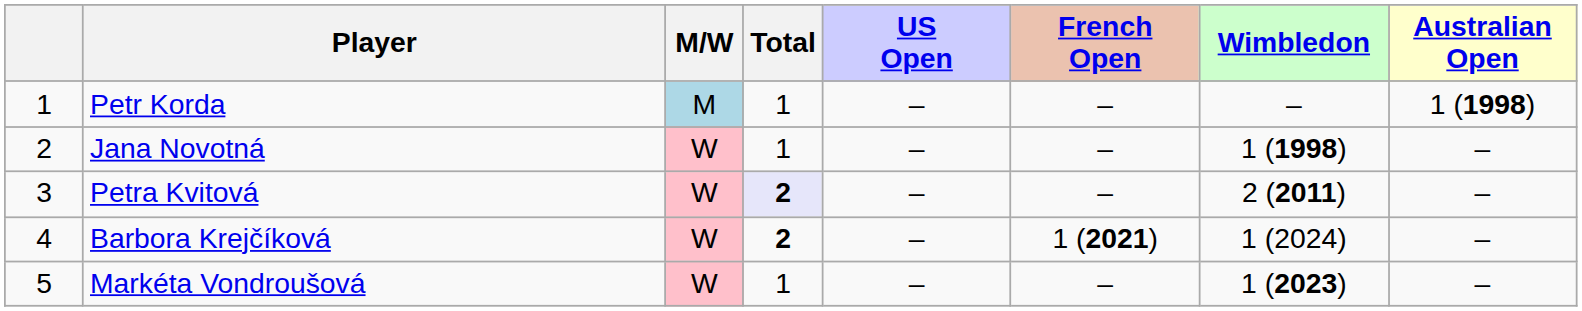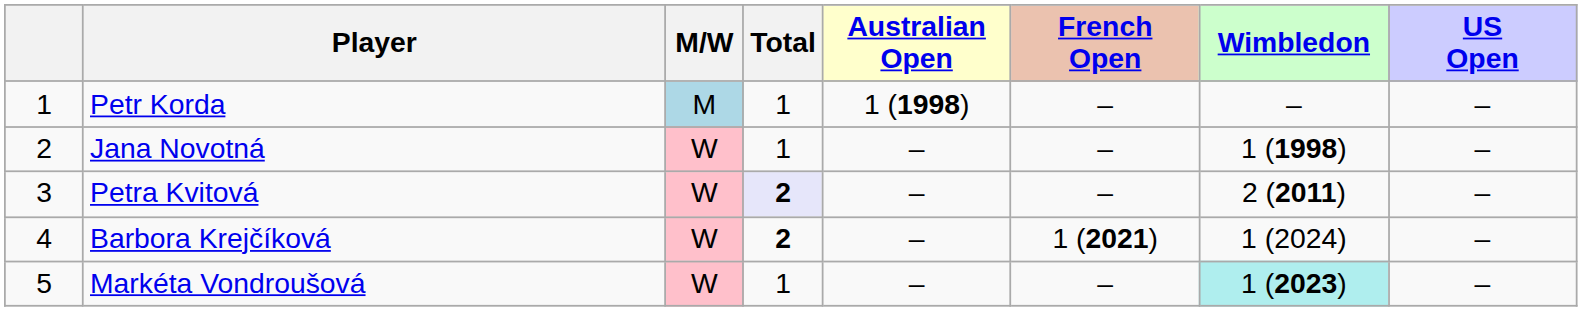columns swapped: (1483, 42) <-> (917, 42)
(1294, 283) no background -> (1294, 283) paleturquoise background
